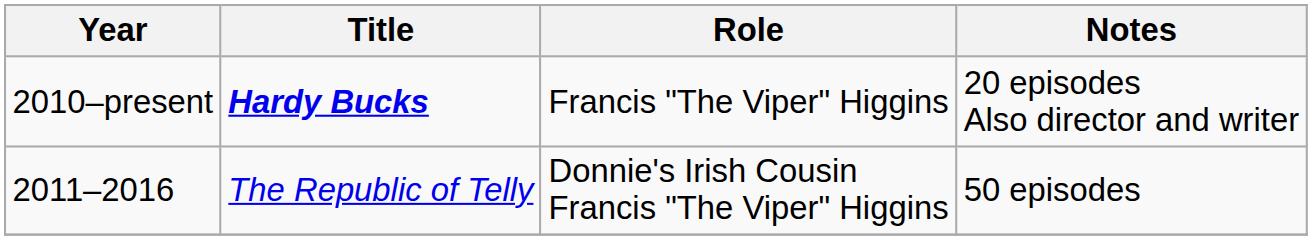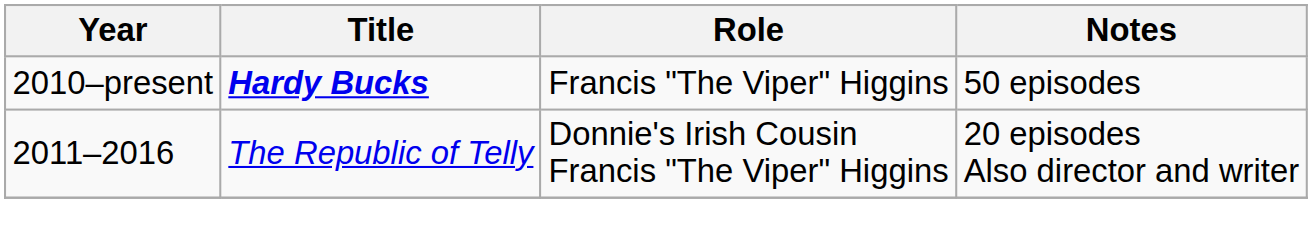(1131, 100) 20 episodes Also director and writer -> (1052, 82) 50 episodes
(1052, 189) 50 episodes -> (1131, 152) 20 episodes Also director and writer
